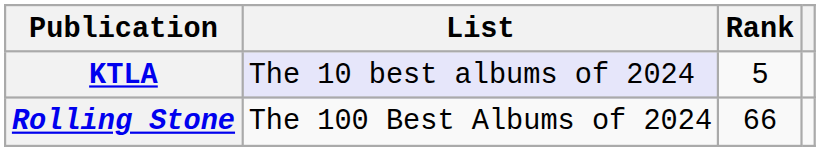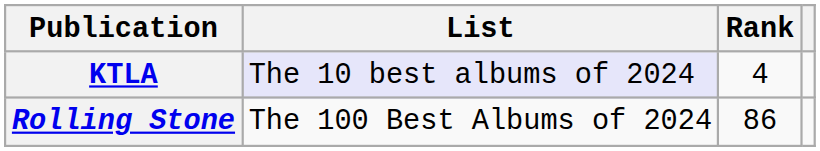(760, 75) 5 -> (760, 75) 4
(760, 122) 66 -> (760, 122) 86
